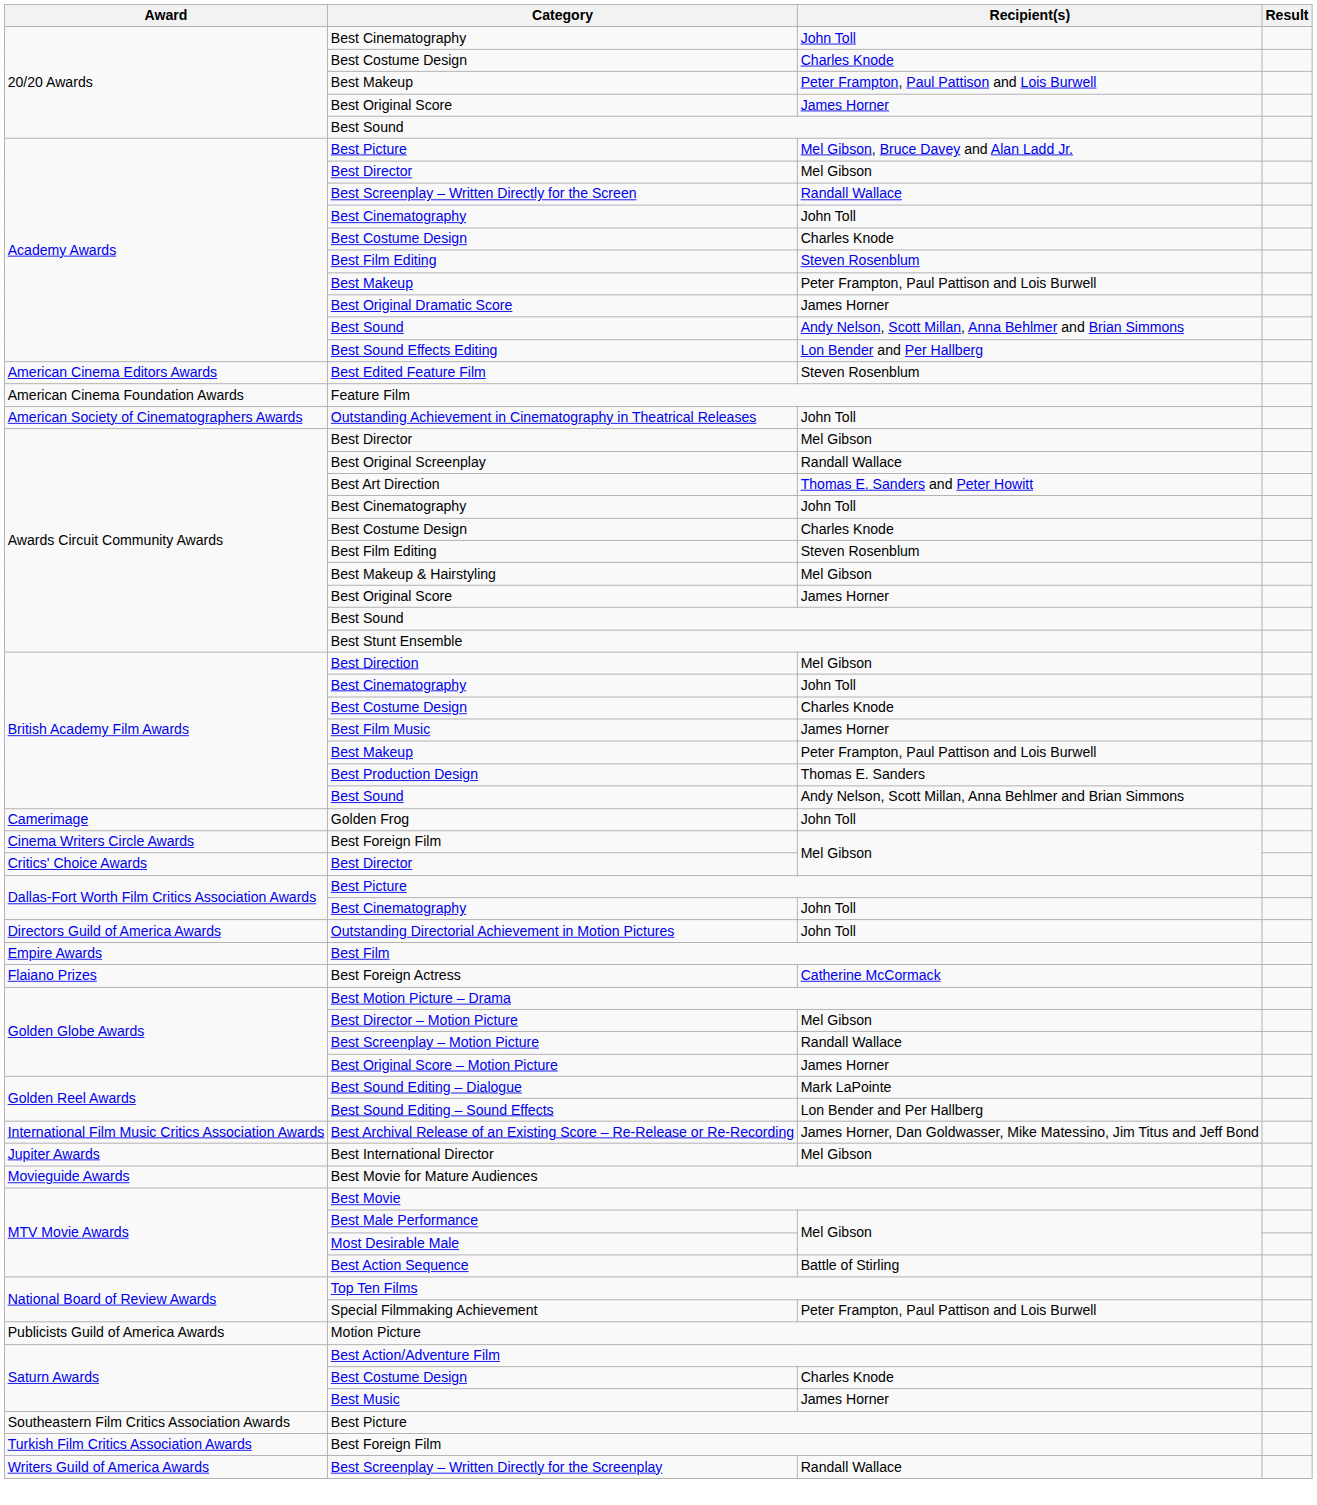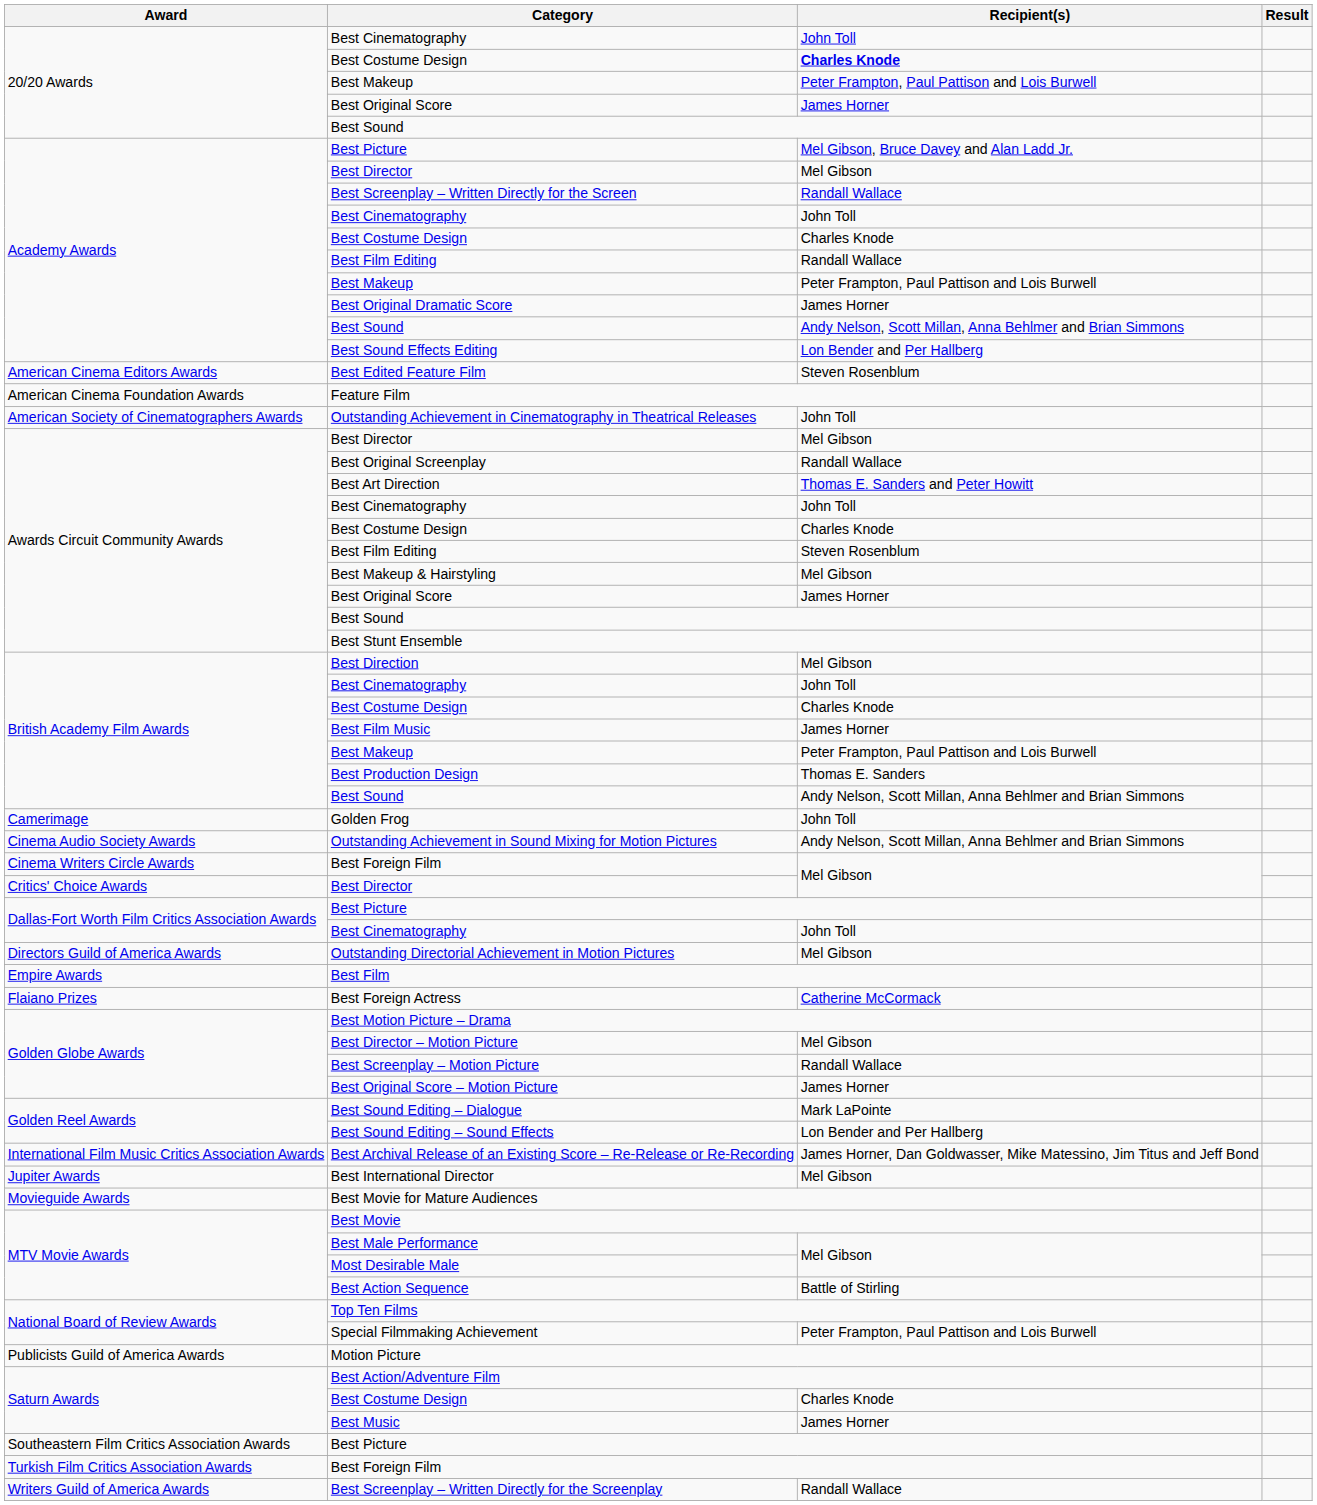(847, 60) normal -> (850, 60) bold
(860, 261) Steven Rosenblum -> (851, 261) Randall Wallace
+ row: (101, 841)
(828, 931) John Toll -> (836, 953) Mel Gibson
